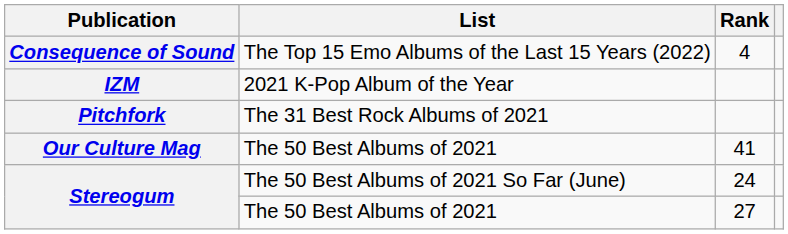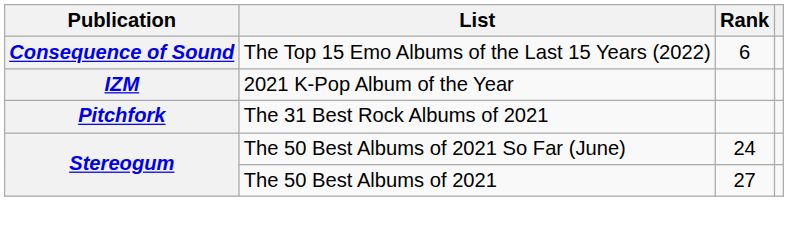(745, 52) 4 -> (745, 52) 6
- row: (122, 148)
